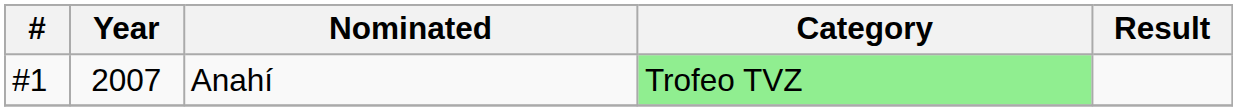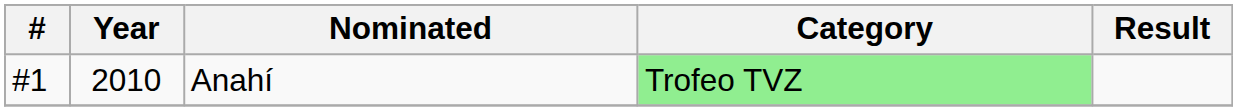(126, 79) 2007 -> (126, 79) 2010
